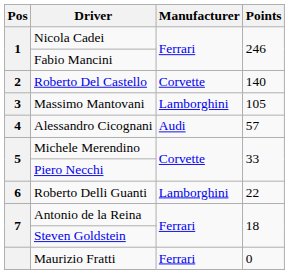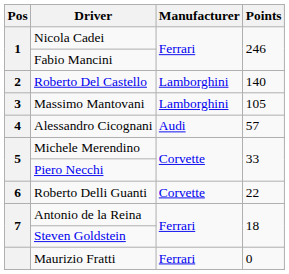(182, 82) Corvette -> (194, 82) Lamborghini
(194, 192) Lamborghini -> (182, 192) Corvette
